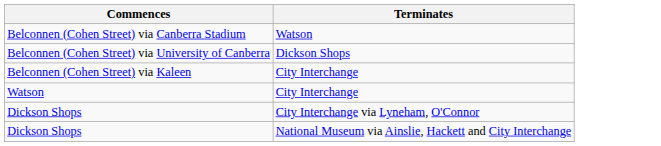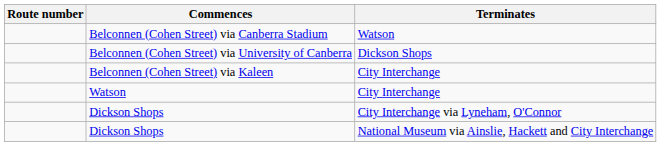+ column: (45, 14)
